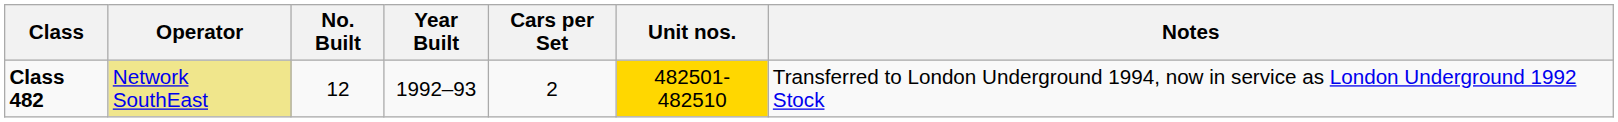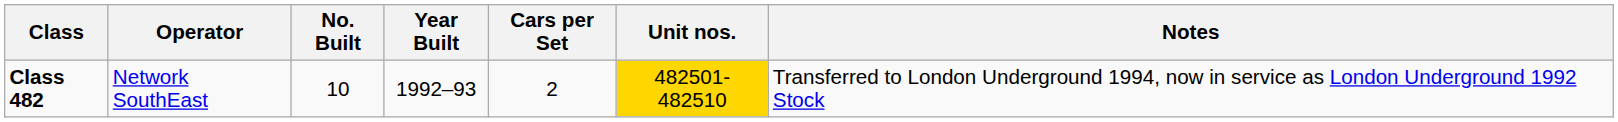(160, 88) khaki background -> (160, 88) no background
(338, 88) 12 -> (338, 88) 10
